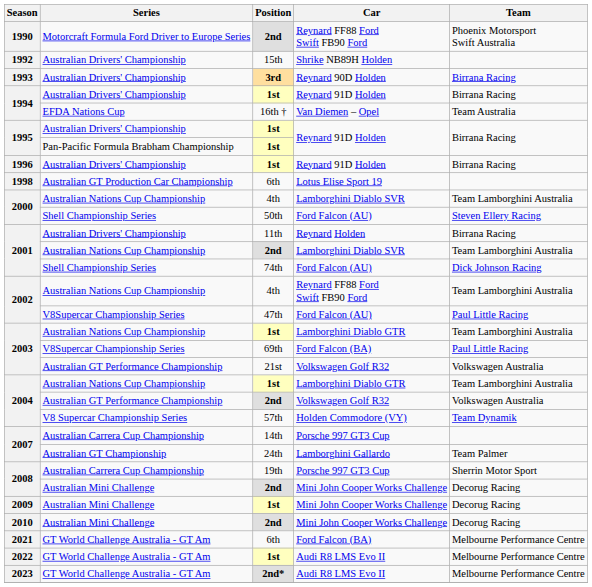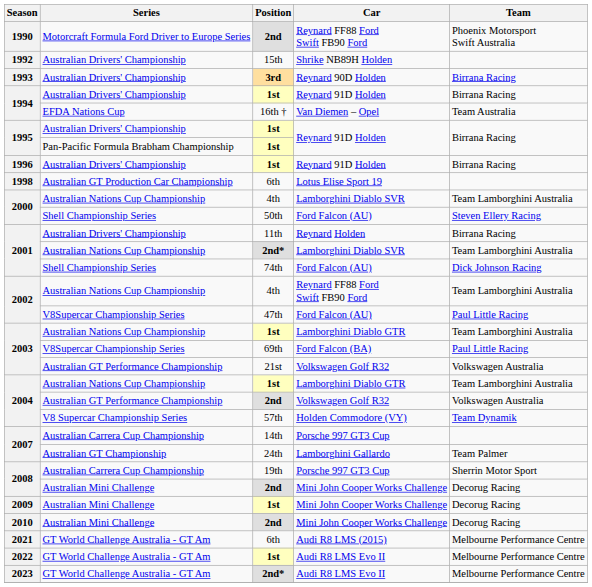(273, 250) 2nd -> (273, 250) 2nd*
(334, 539) Ford Falcon (BA) -> (341, 539) Audi R8 LMS (2015)
